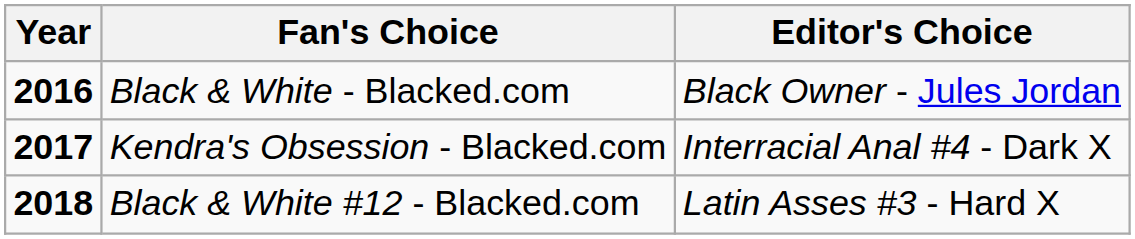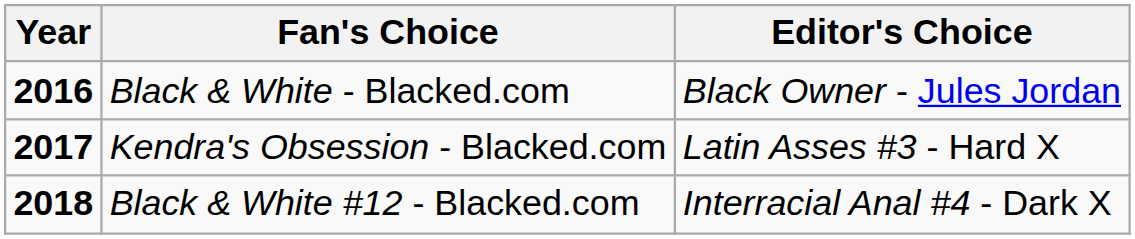(897, 146) Interracial Anal #4 - Dark X -> (871, 146) Latin Asses #3 - Hard X
(871, 203) Latin Asses #3 - Hard X -> (897, 203) Interracial Anal #4 - Dark X
